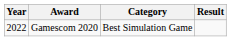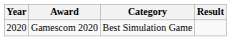(17, 28) 2022 -> (17, 28) 2020
